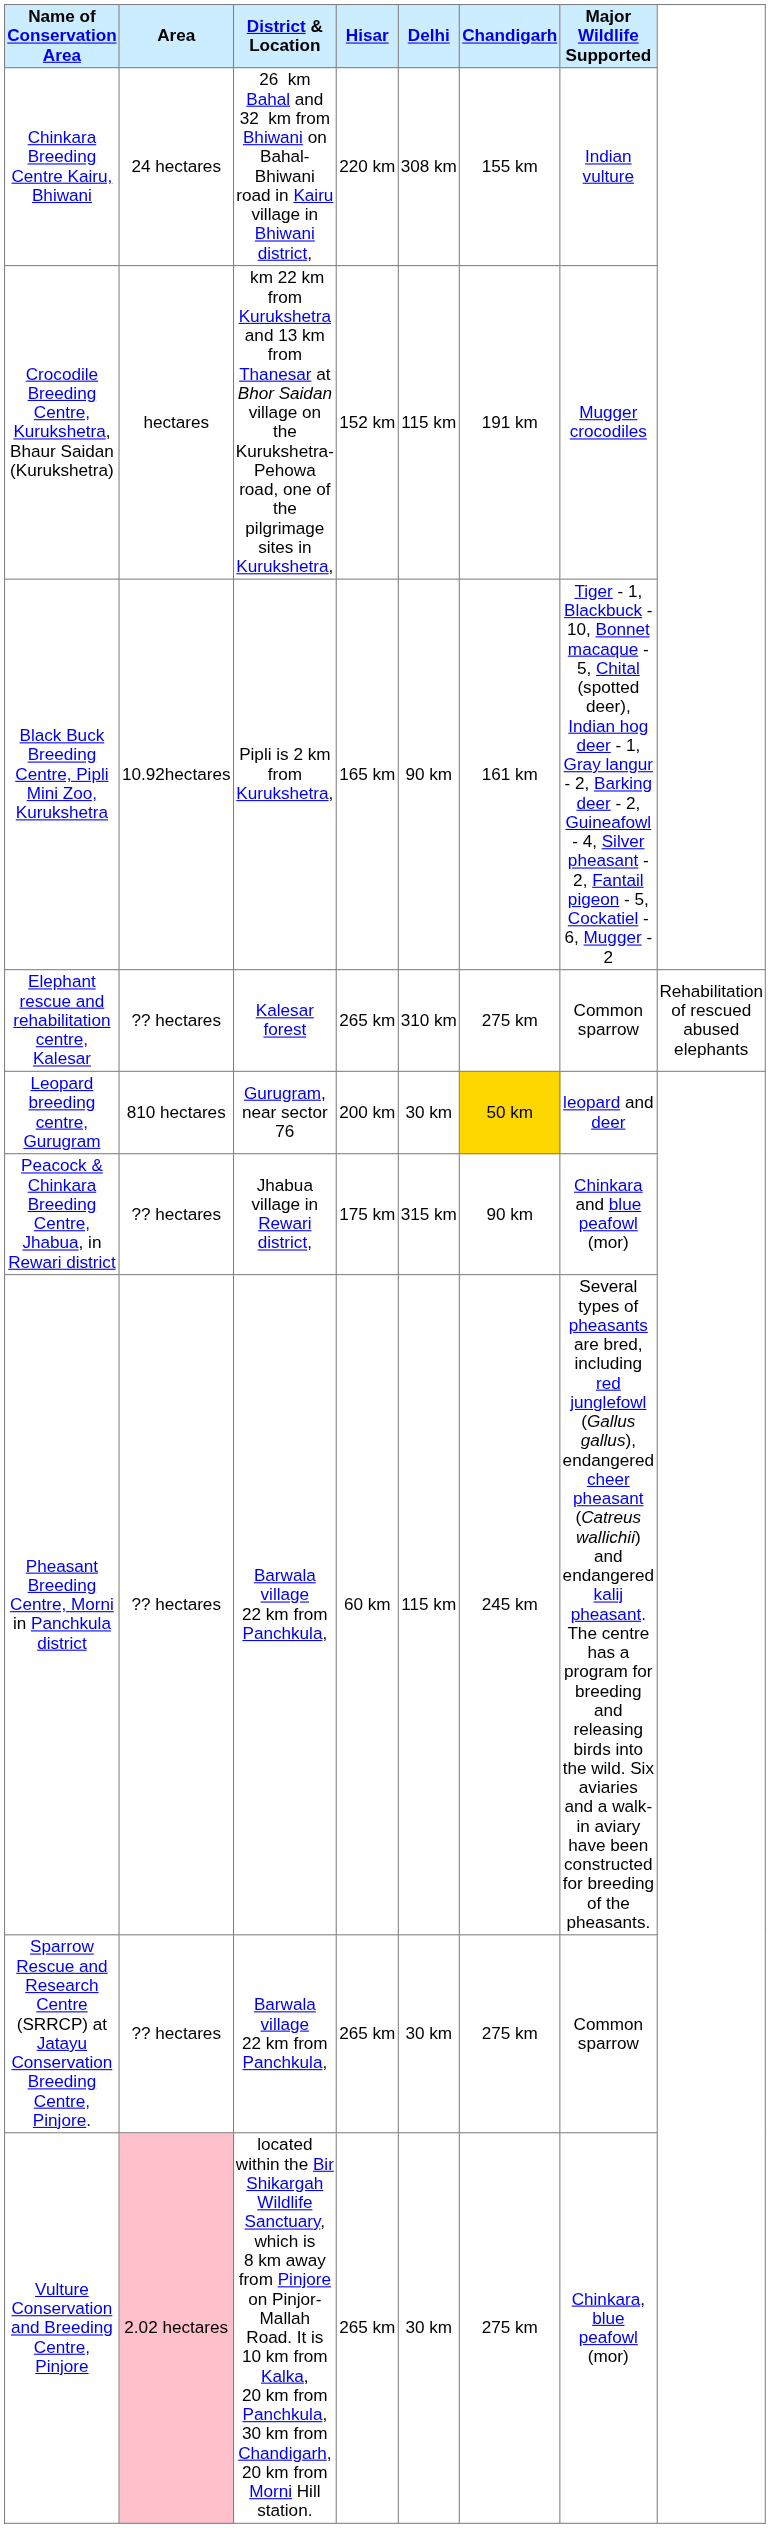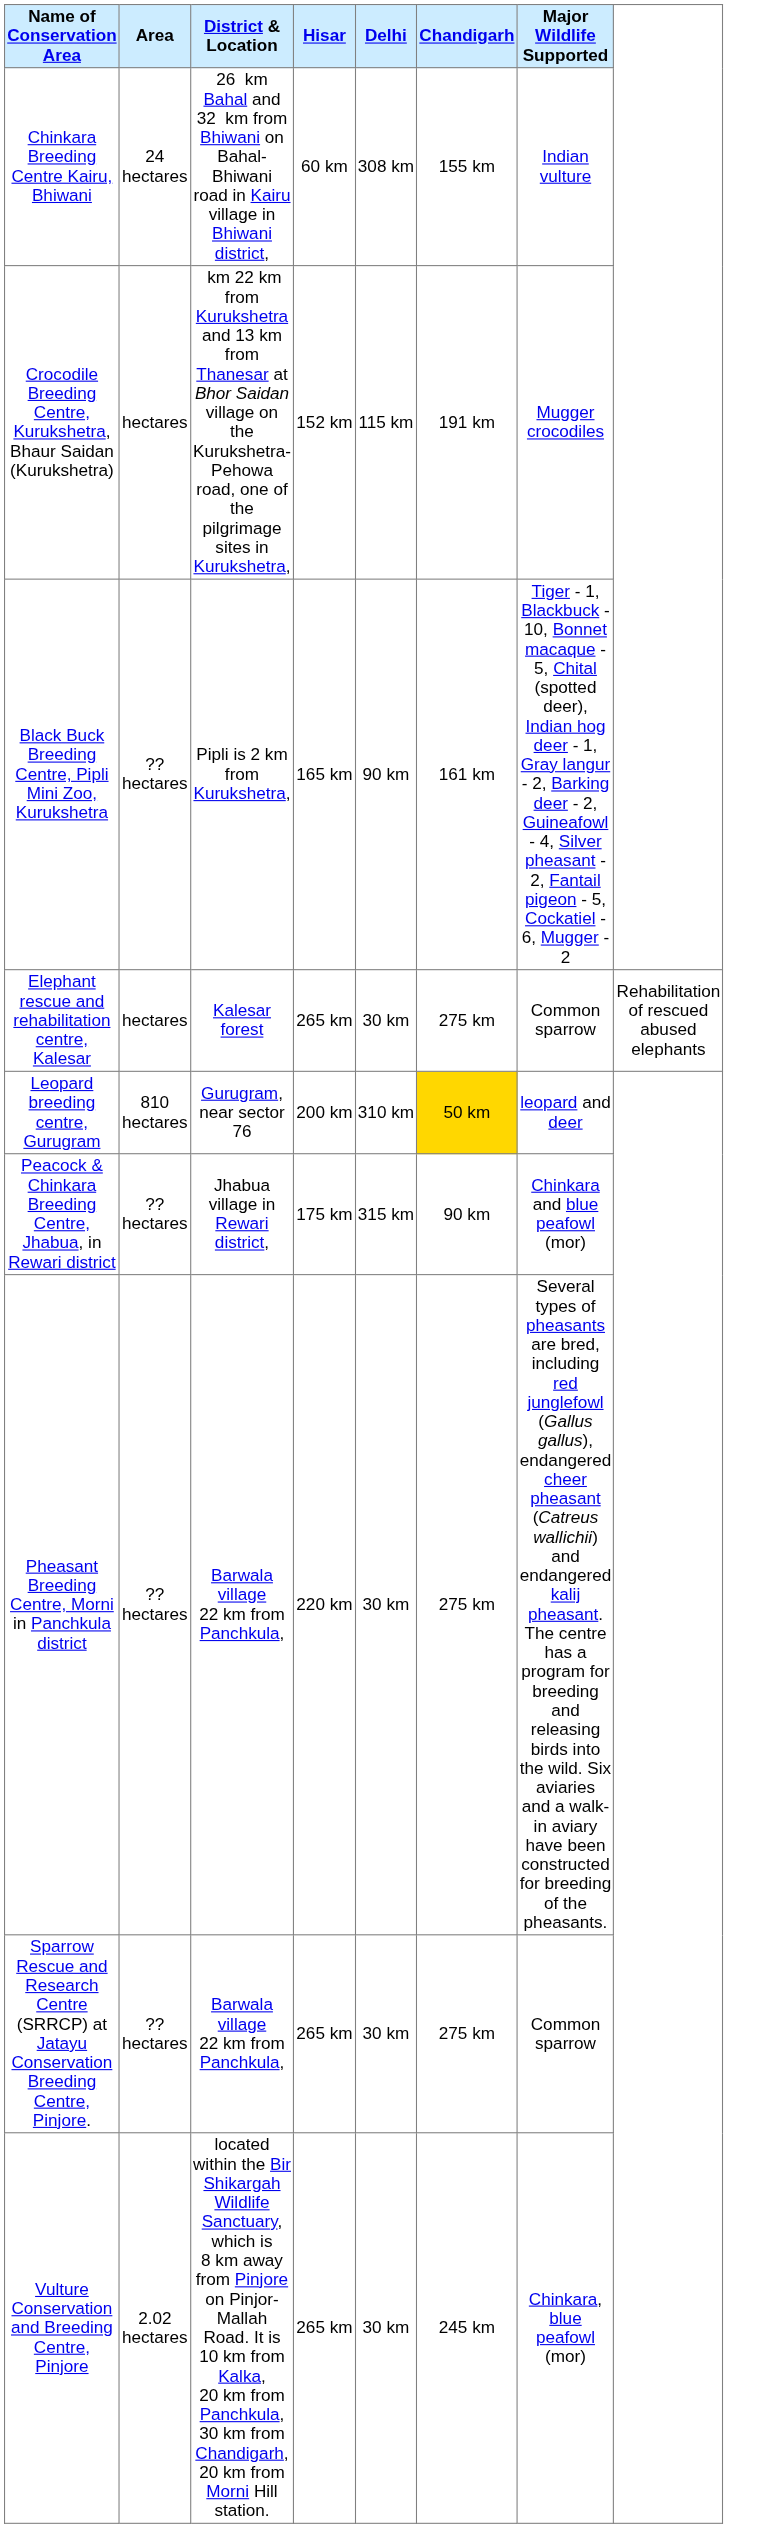(367, 166) 220 km -> (324, 166) 60 km
(176, 774) 10.92hectares -> (155, 774) ?? hectares
(176, 1020) ?? hectares -> (155, 1020) hectares
(429, 1020) 310 km -> (386, 1020) 30 km
(429, 1112) 30 km -> (386, 1112) 310 km
(367, 1604) 60 km -> (324, 1604) 220 km
(429, 1604) 115 km -> (386, 1604) 30 km
(510, 1604) 245 km -> (467, 1604) 275 km
(176, 2328) pink background -> (155, 2328) no background
(510, 2328) 275 km -> (467, 2328) 245 km
